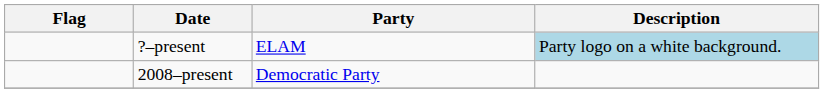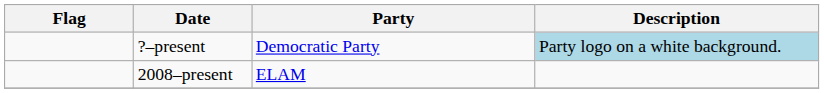(281, 46) ELAM -> (318, 46) Democratic Party
(318, 74) Democratic Party -> (281, 74) ELAM
